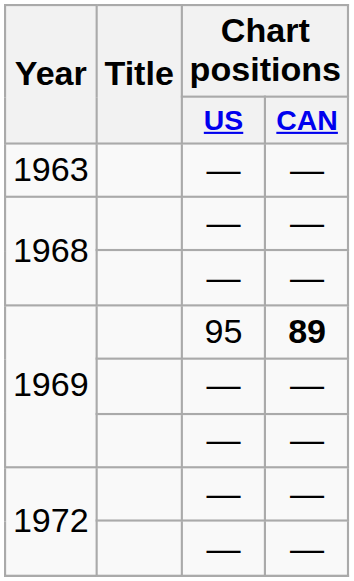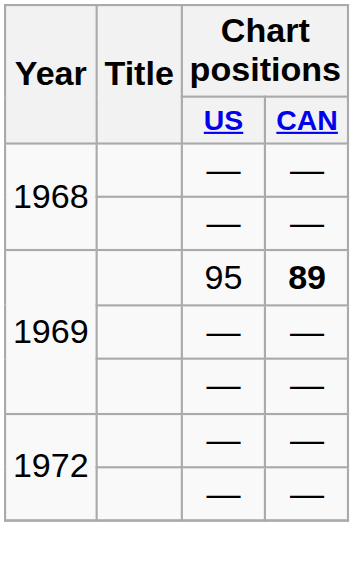- row: (51, 169)
